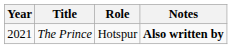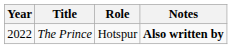(20, 33) 2021 -> (20, 33) 2022
